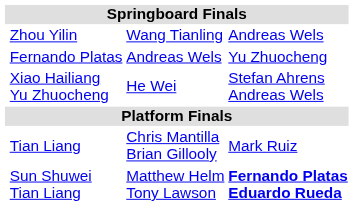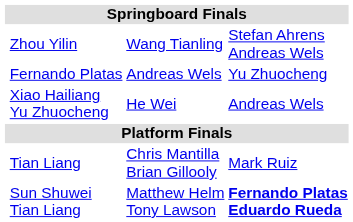(276, 35) Andreas Wels -> (277, 44) Stefan Ahrens Andreas Wels
(277, 86) Stefan Ahrens Andreas Wels -> (276, 103) Andreas Wels
